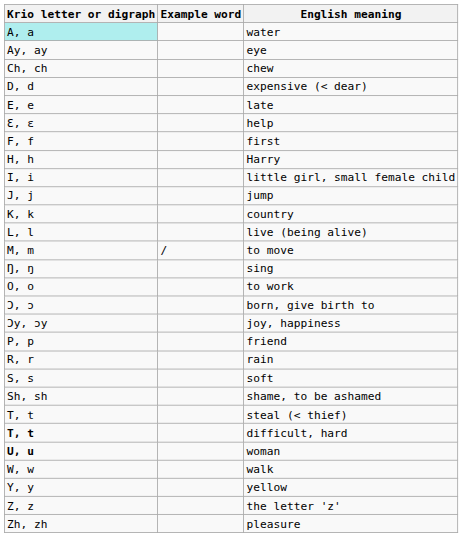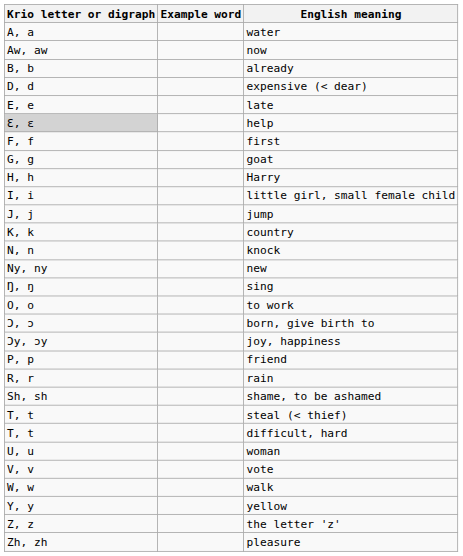(21, 32) paleturquoise background -> (21, 32) no background
+ row: (257, 50)
- row: (257, 50)
+ row: (270, 68)
- row: (260, 68)
(21, 123) no background -> (21, 123) lightgrey background
+ row: (260, 159)
- row: (307, 232)
- row: (270, 250)
+ row: (263, 250)
+ row: (257, 269)
- row: (260, 378)
(21, 433) bold -> (21, 433) normal
(21, 451) bold -> (21, 451) normal
+ row: (260, 469)
